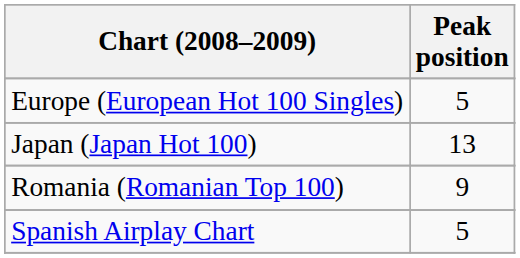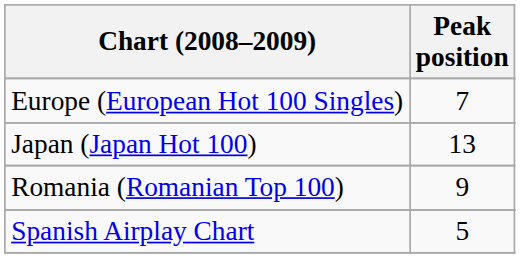(462, 100) 5 -> (462, 100) 7
